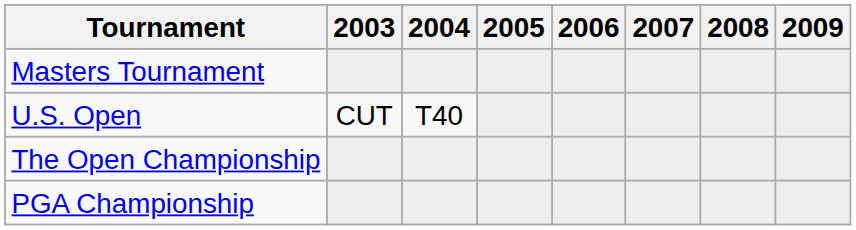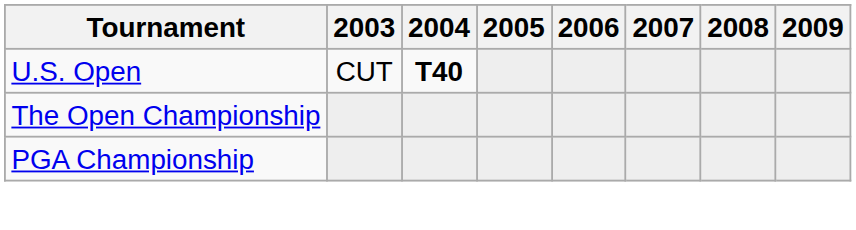- row: (138, 71)
(439, 115) normal -> (439, 71) bold
